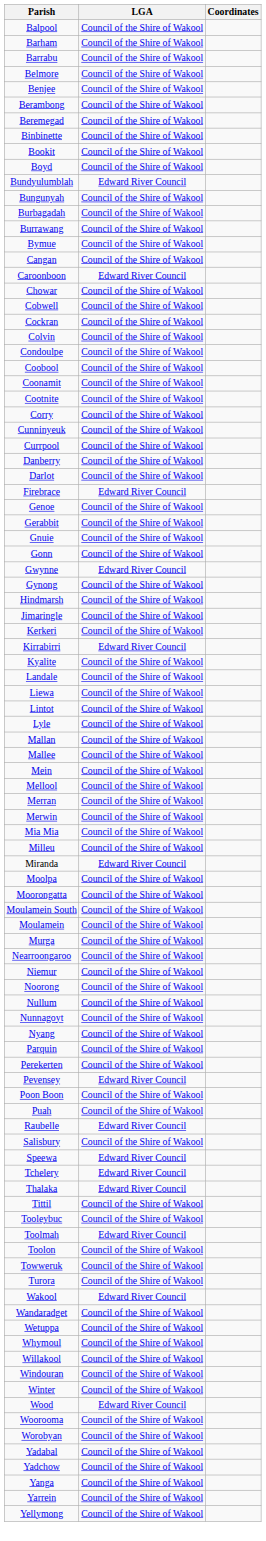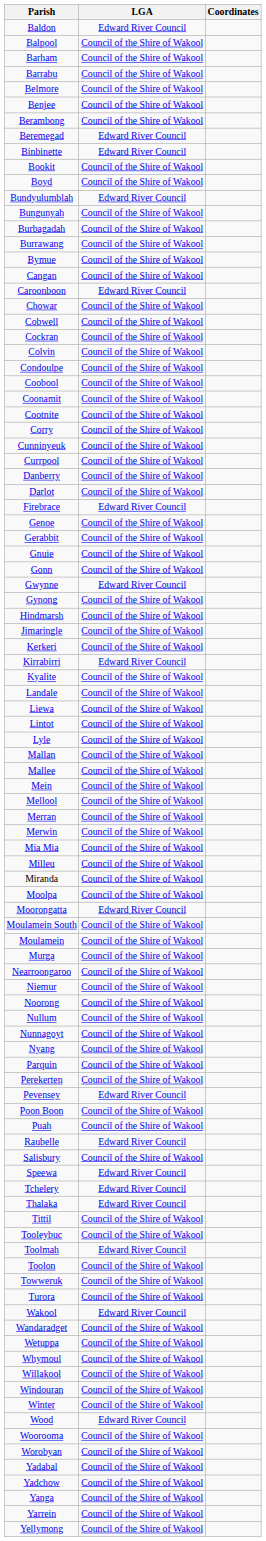+ row: (42, 27)
(142, 120) Council of the Shire of Wakool -> (142, 136) Edward River Council
(142, 136) Council of the Shire of Wakool -> (142, 151) Edward River Council
(142, 863) Edward River Council -> (142, 879) Council of the Shire of Wakool
(142, 894) Council of the Shire of Wakool -> (142, 910) Edward River Council
